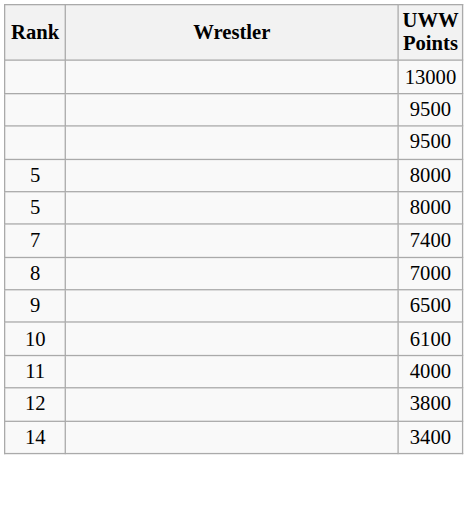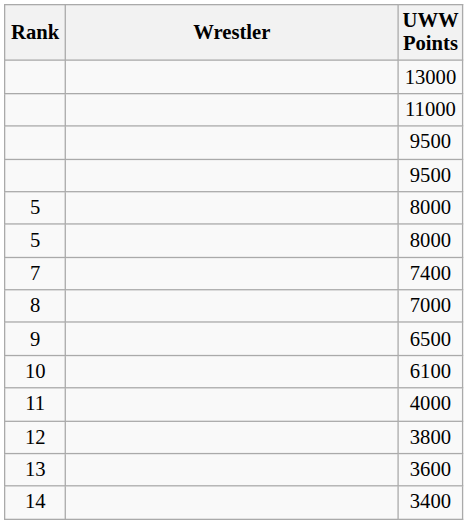+ row: (35, 110)
+ row: (35, 469)
